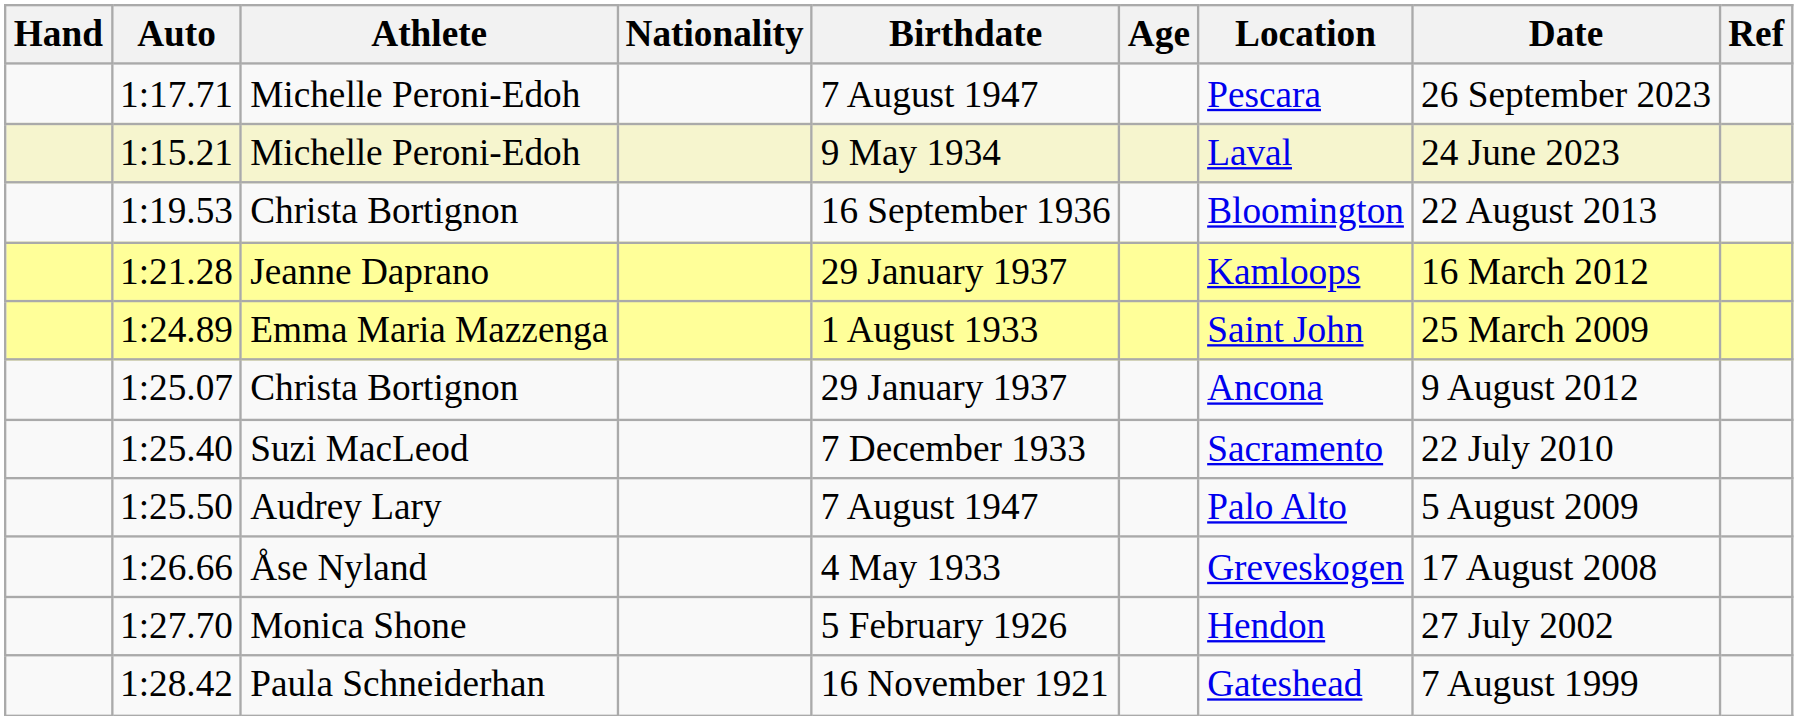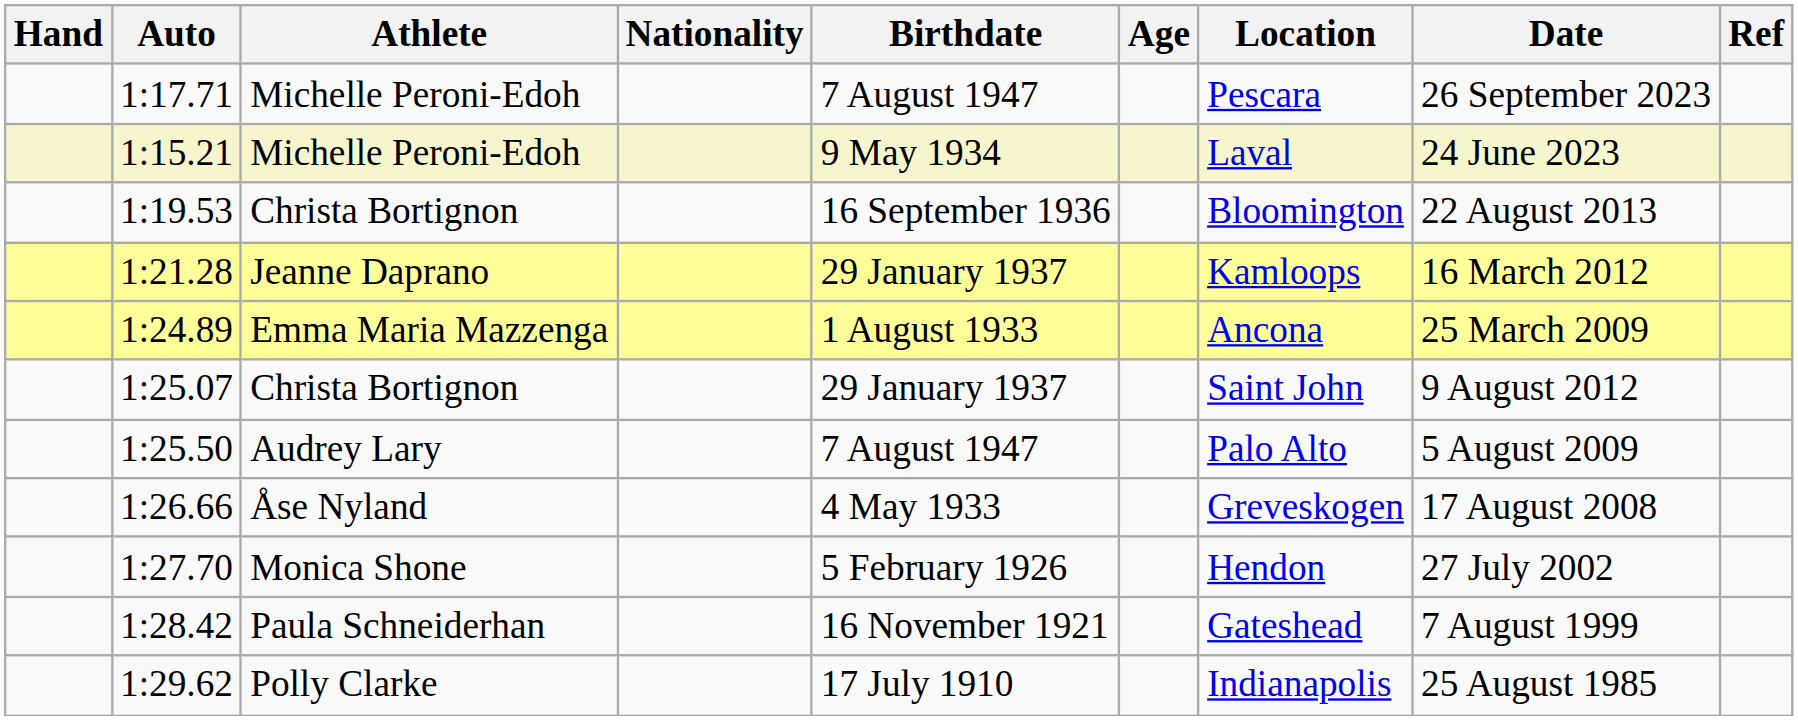(1285, 329) Saint John -> (1265, 329) Ancona
(1265, 388) Ancona -> (1285, 388) Saint John
- row: (177, 447)
+ row: (177, 684)
